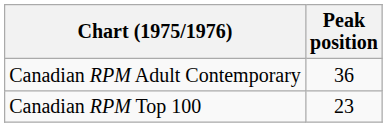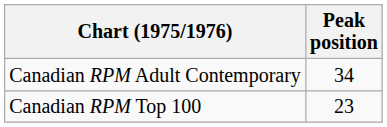(344, 74) 36 -> (344, 74) 34
